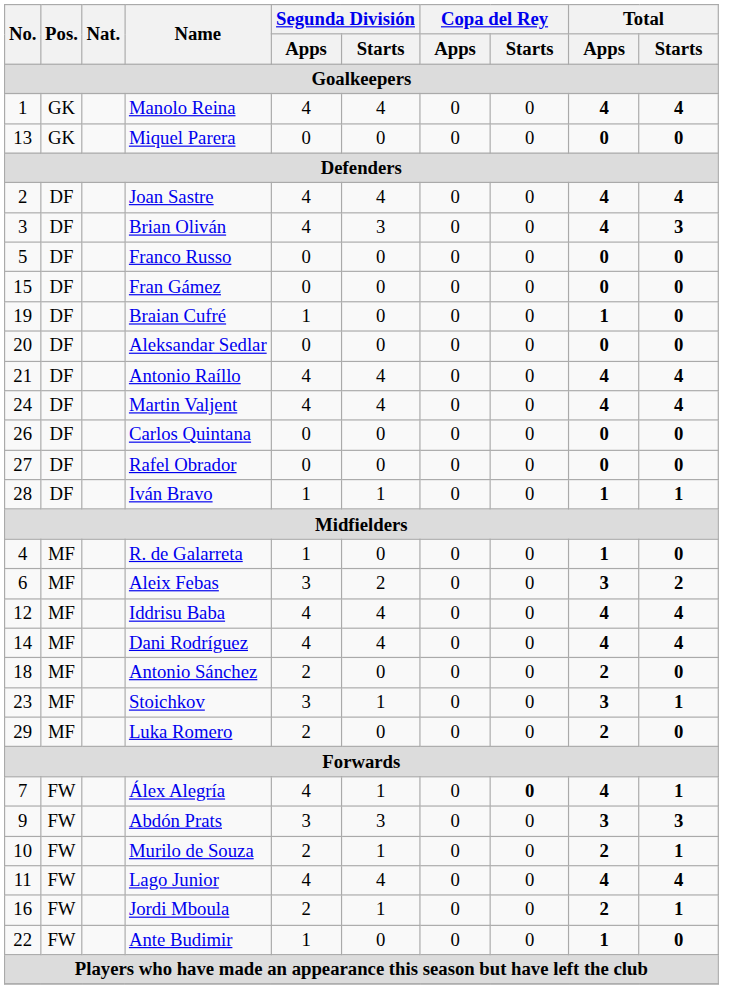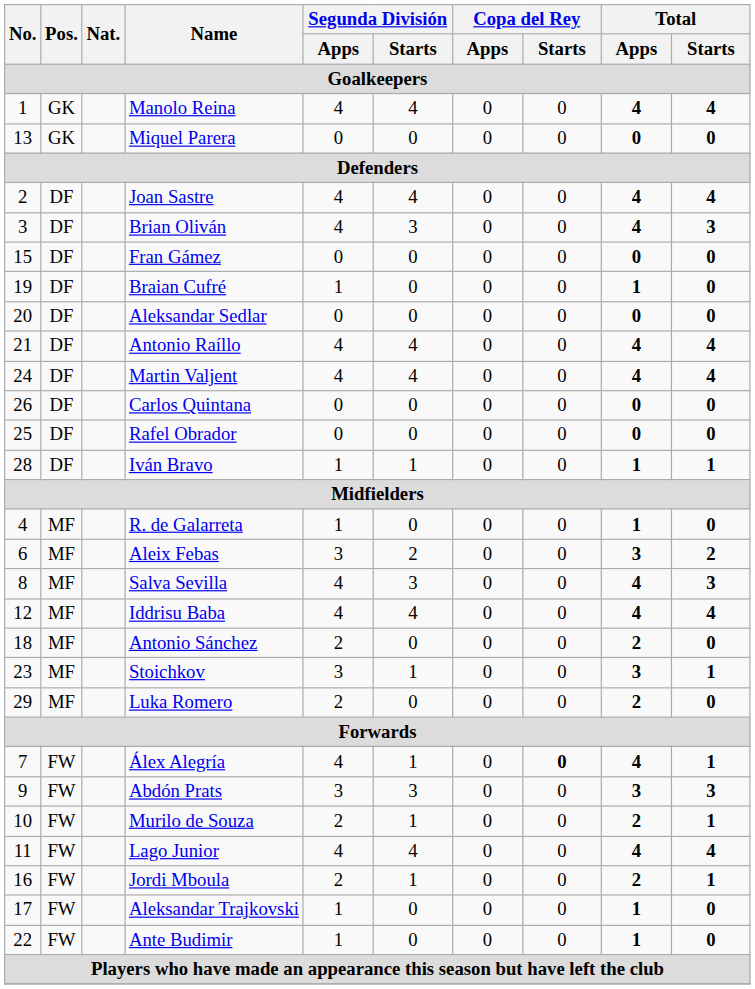- row: (180, 256)
(23, 464) 27 -> (23, 434) 25
+ row: (178, 583)
- row: (188, 642)
+ row: (214, 910)
